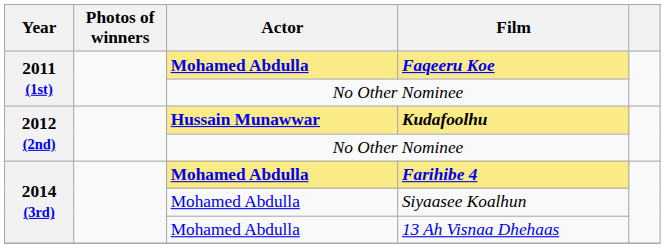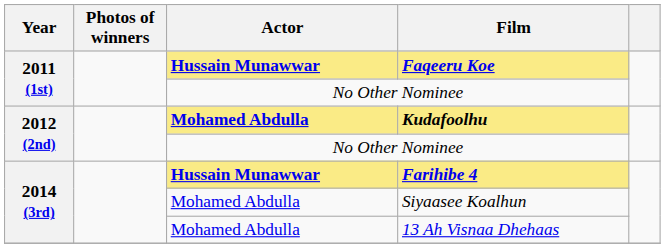(240, 65) Mohamed Abdulla -> (245, 65) Hussain Munawwar
(245, 119) Hussain Munawwar -> (240, 119) Mohamed Abdulla
(240, 174) Mohamed Abdulla -> (245, 174) Hussain Munawwar
